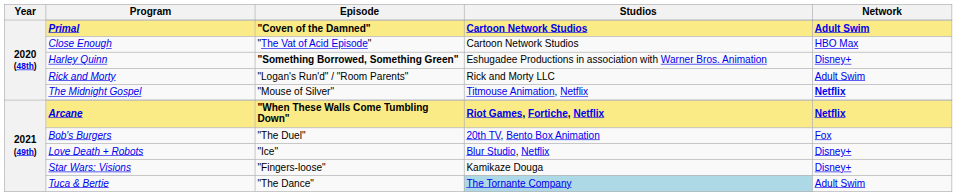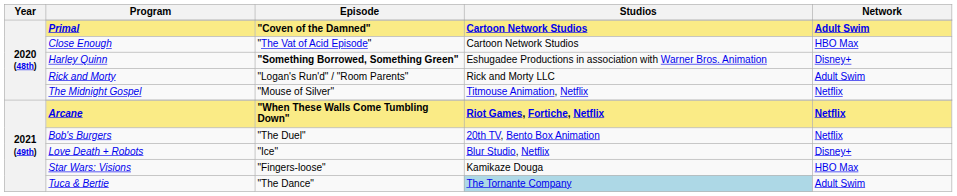(830, 92) bold -> (829, 92) normal
(823, 135) Fox -> (829, 135) Netflix
(833, 167) Disney+ -> (837, 167) HBO Max
